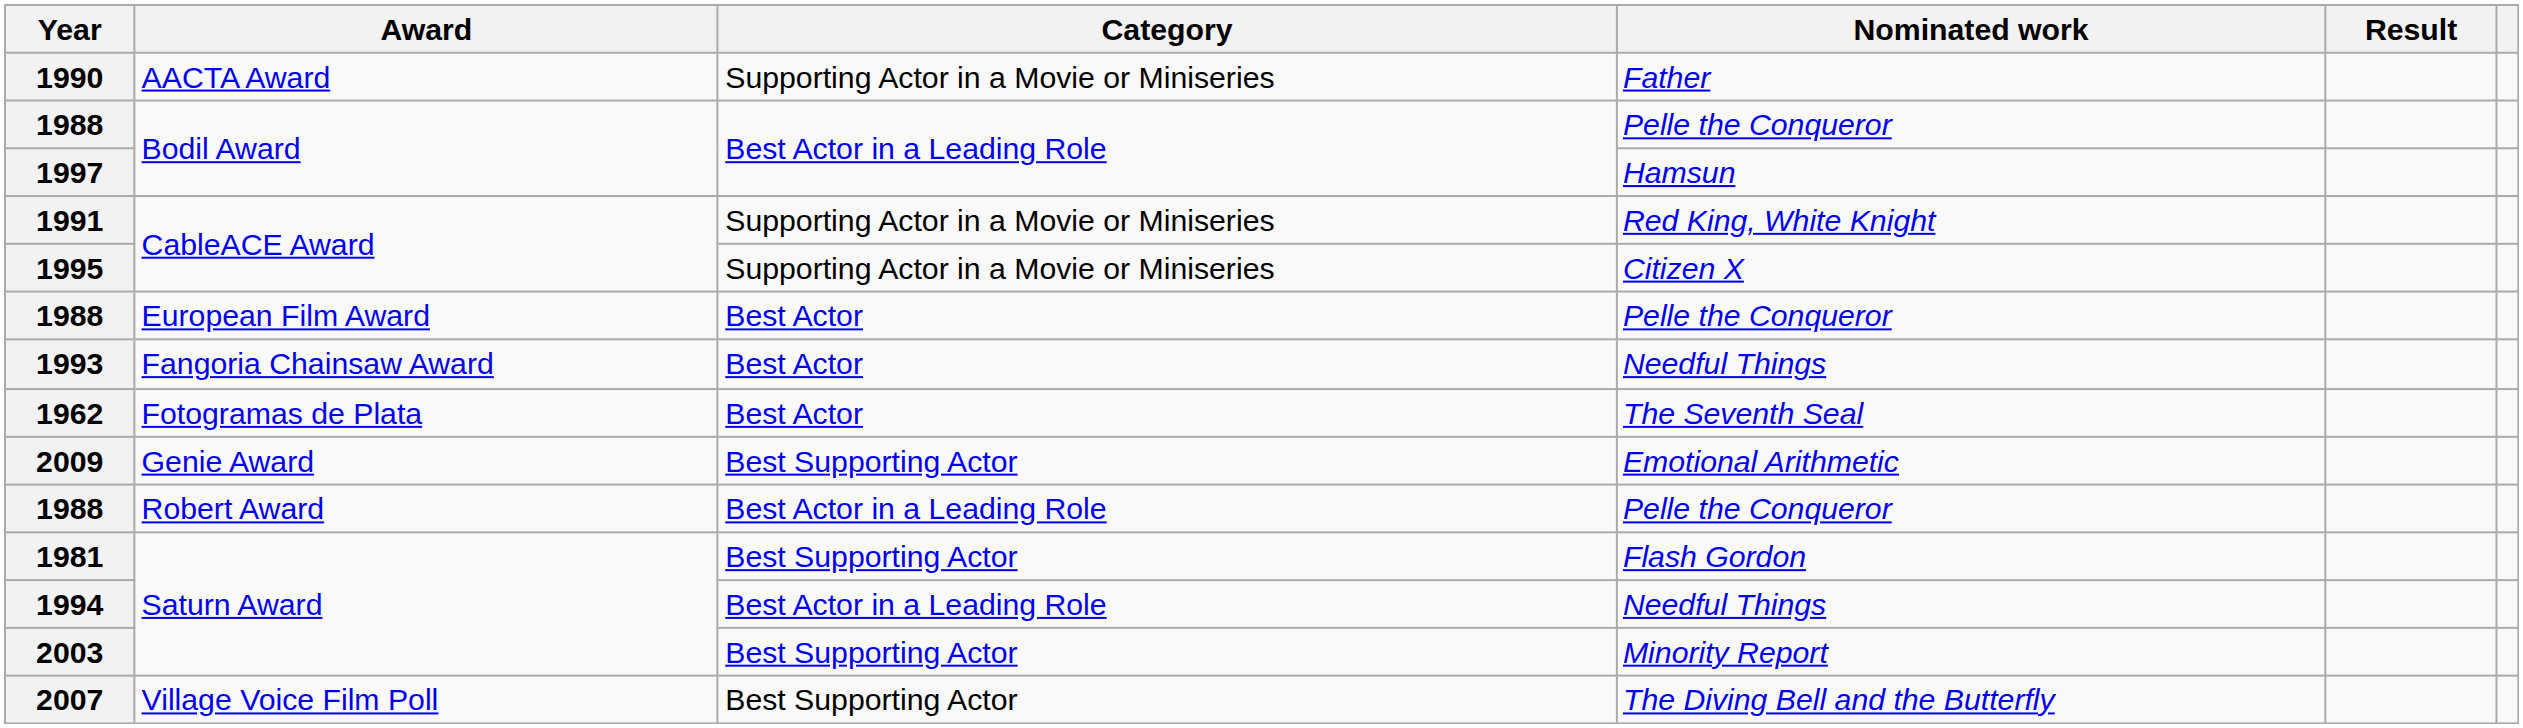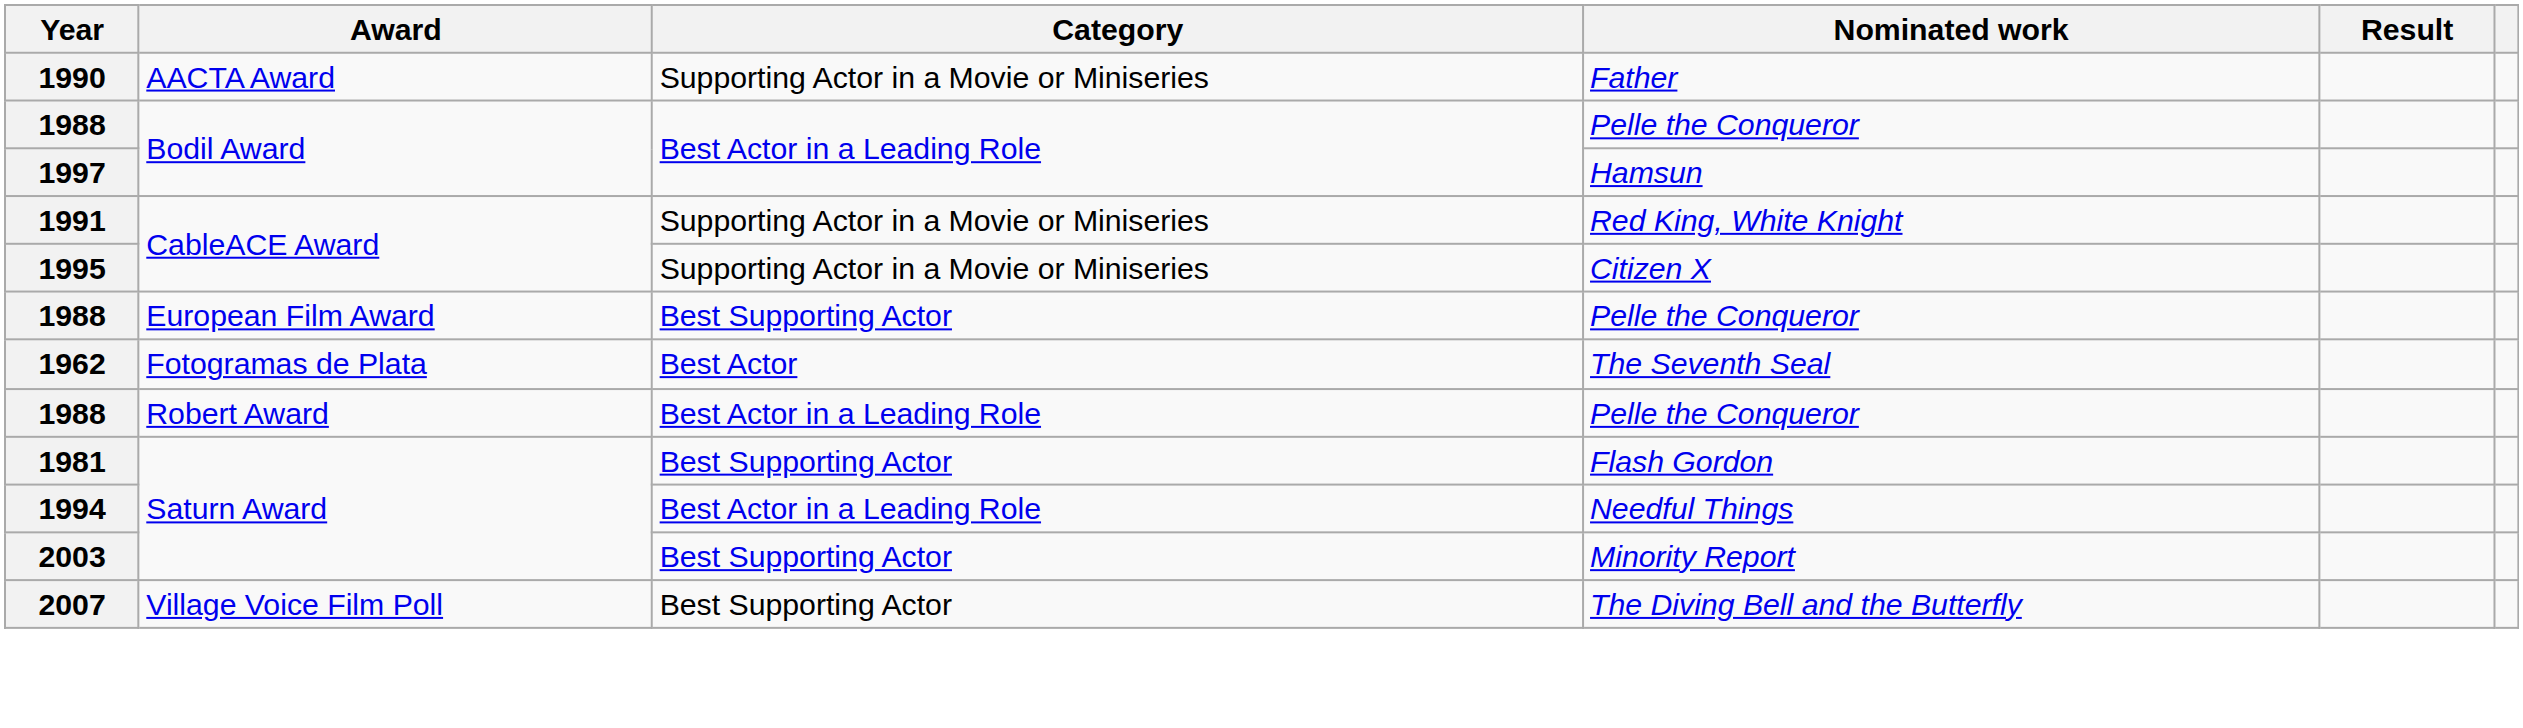(794, 316) Best Actor -> (806, 316) Best Supporting Actor
- row: (70, 364)
- row: (70, 460)
